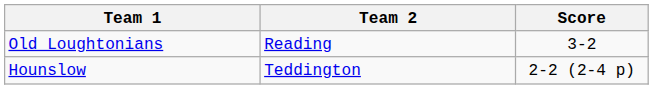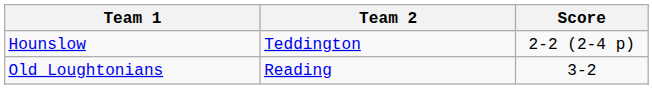rows swapped: (86, 44) <-> (47, 70)
